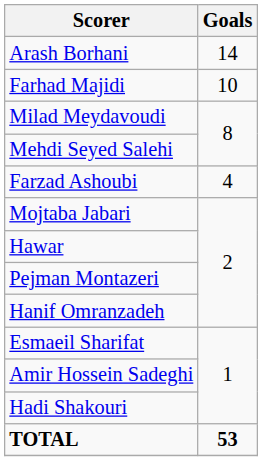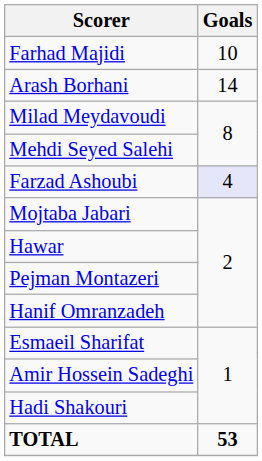rows swapped: (69, 52) <-> (67, 85)
(228, 181) no background -> (228, 181) lavender background
